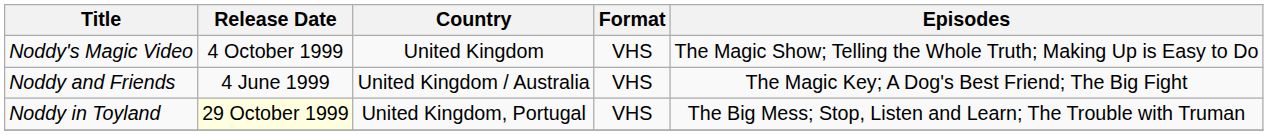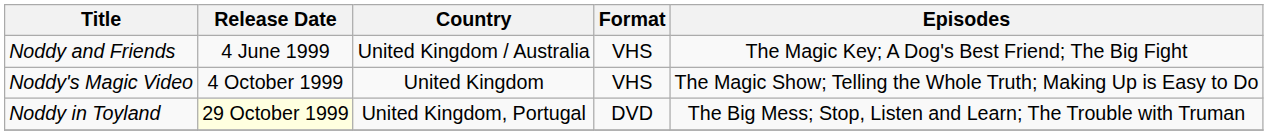rows swapped: (92, 82) <-> (101, 51)
(632, 113) VHS -> (632, 113) DVD
